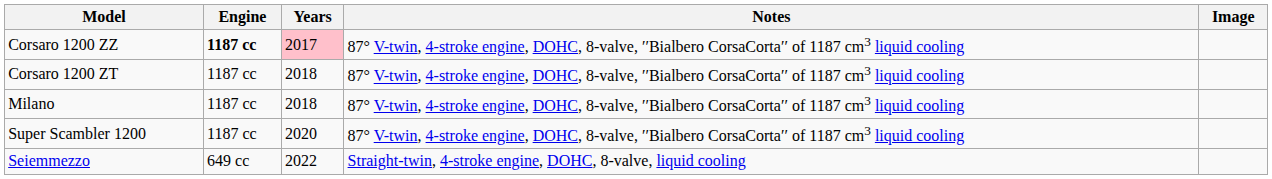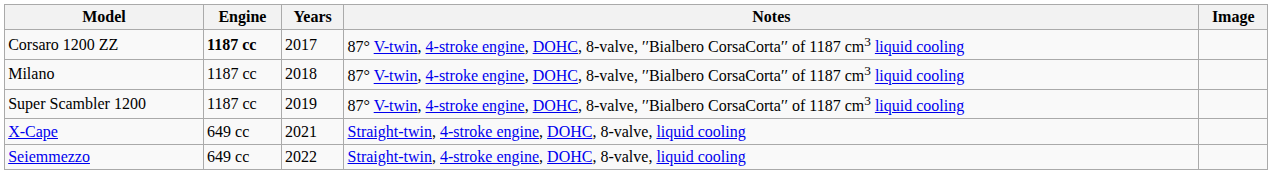(301, 44) pink background -> (301, 44) no background
- row: (63, 74)
(301, 133) 2020 -> (301, 104) 2019
+ row: (33, 131)
